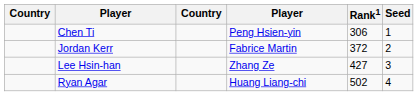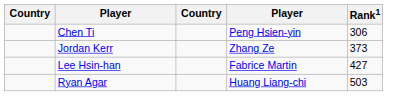- column: (398, 14)
(263, 49) Fabrice Martin -> (252, 49) Zhang Ze
(358, 49) 372 -> (358, 49) 373
(252, 65) Zhang Ze -> (263, 65) Fabrice Martin
(358, 82) 502 -> (358, 82) 503
